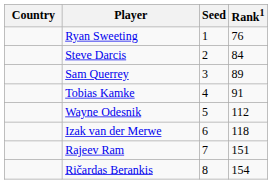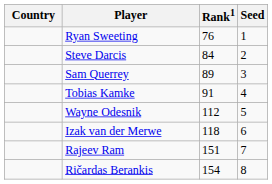columns swapped: (248, 15) <-> (214, 15)
